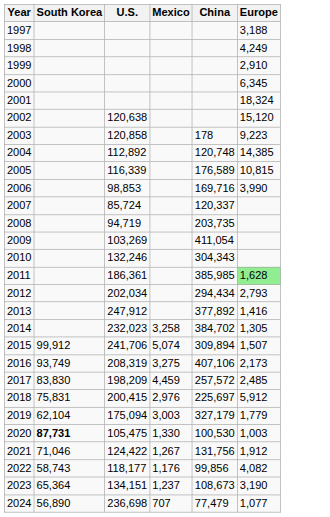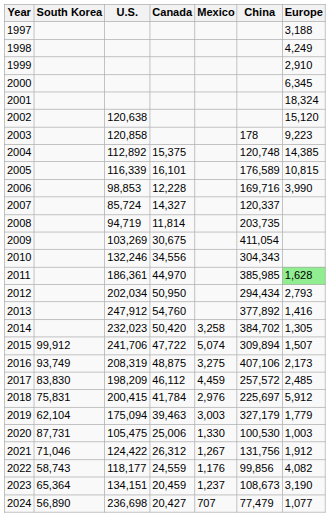+ column: (172, 13)
(53, 433) bold -> (53, 433) normal
